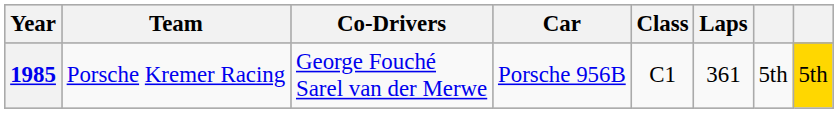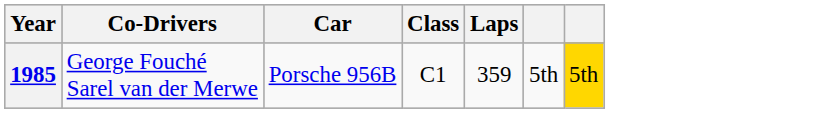- column: (176, 23)
(723, 75) 361 -> (494, 75) 359
